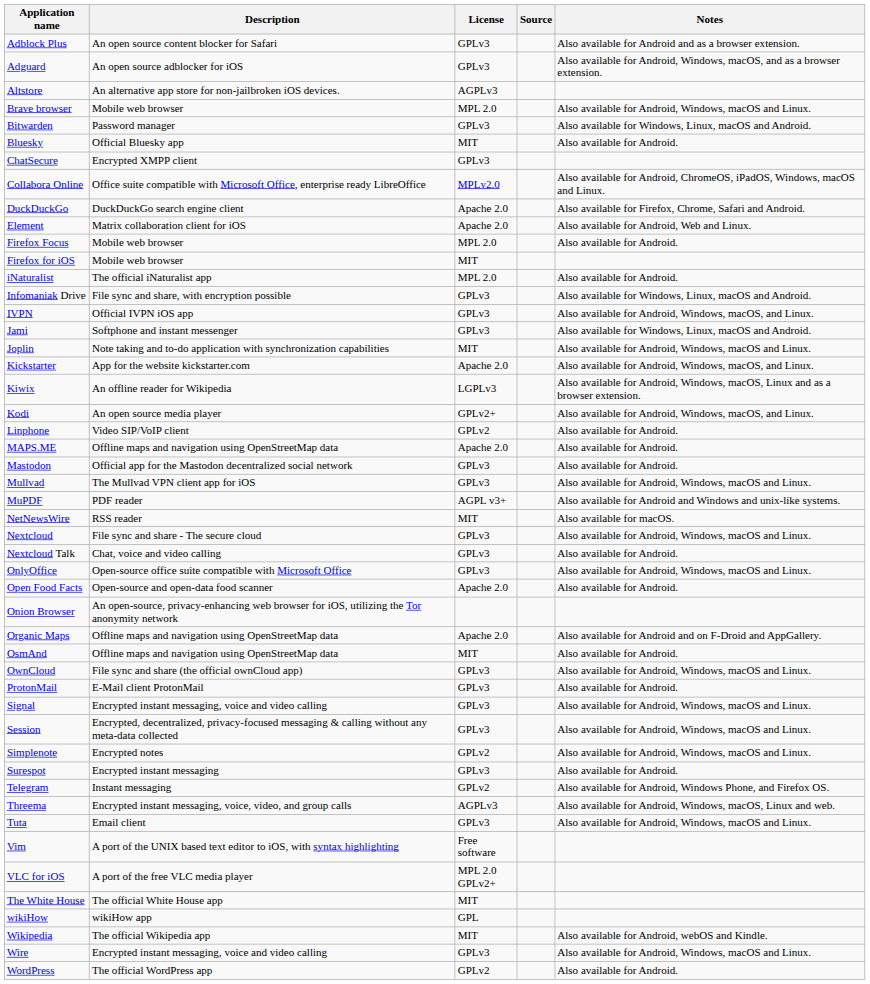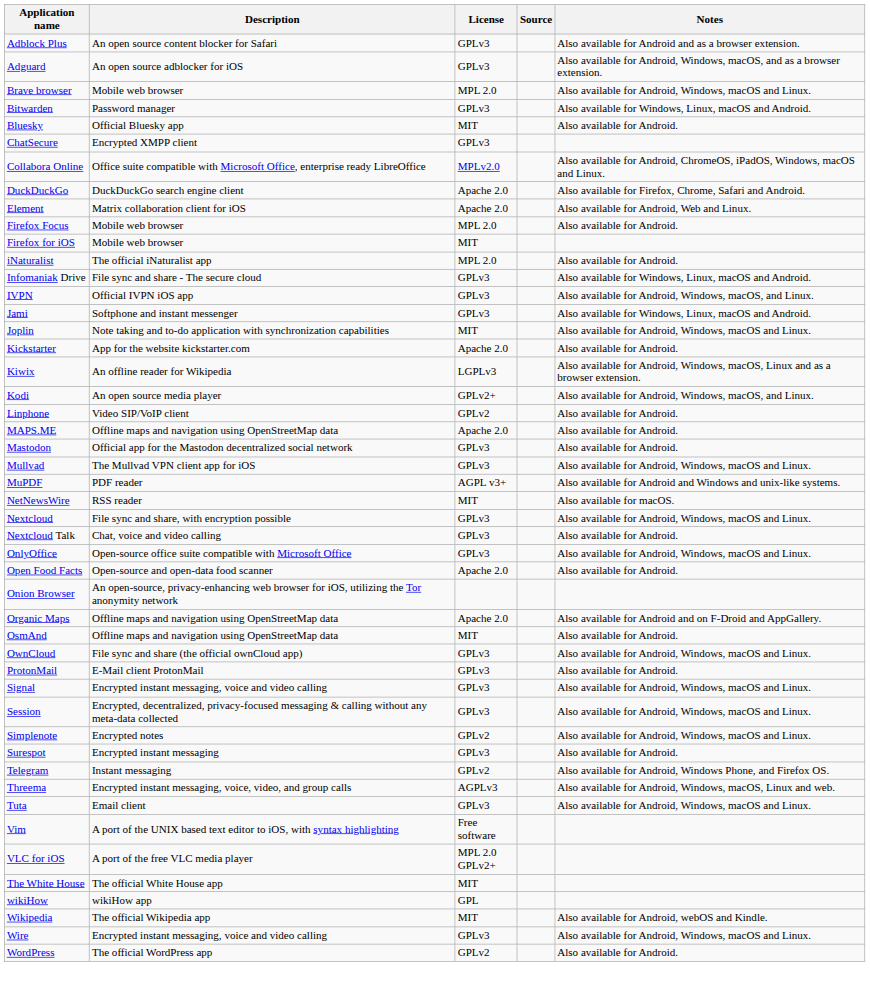- row: (25, 90)
(191, 295) File sync and share, with encryption possible -> (177, 278) File sync and share - The secure cloud
(686, 365) Also available for Android, Windows, macOS, and Linux. -> (618, 348) Also available for Android.
(177, 535) File sync and share - The secure cloud -> (191, 518) File sync and share, with encryption possible
